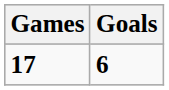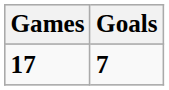(102, 64) 6 -> (102, 64) 7
